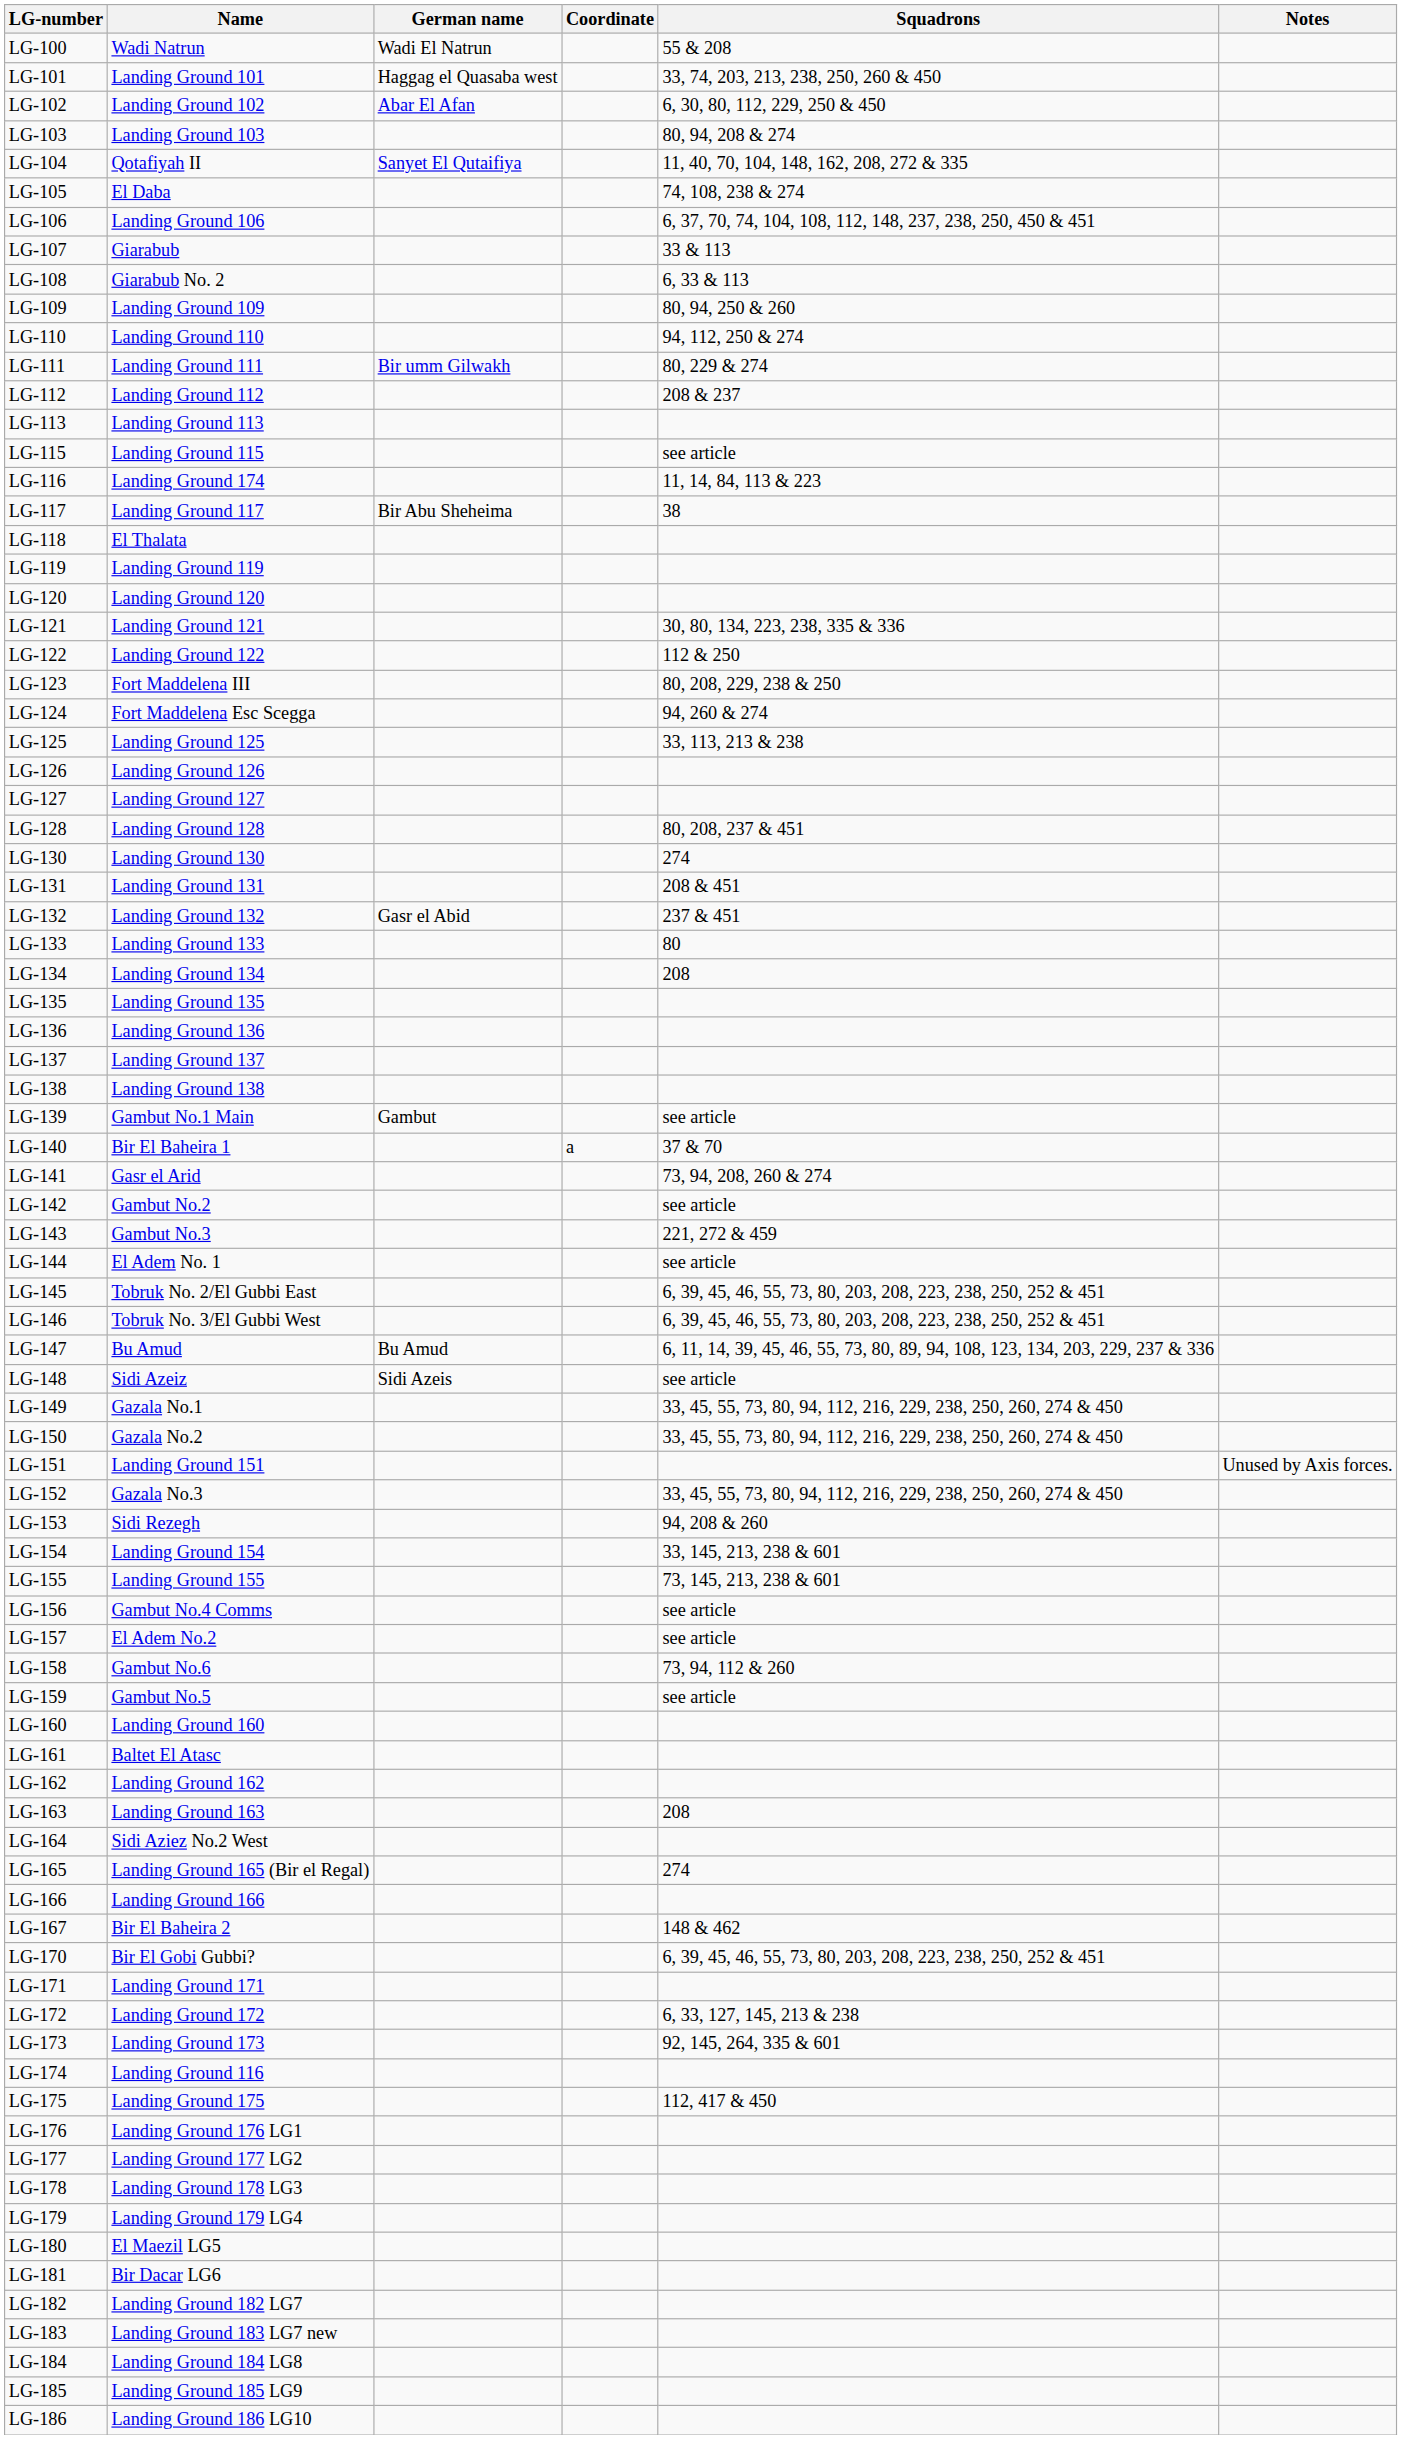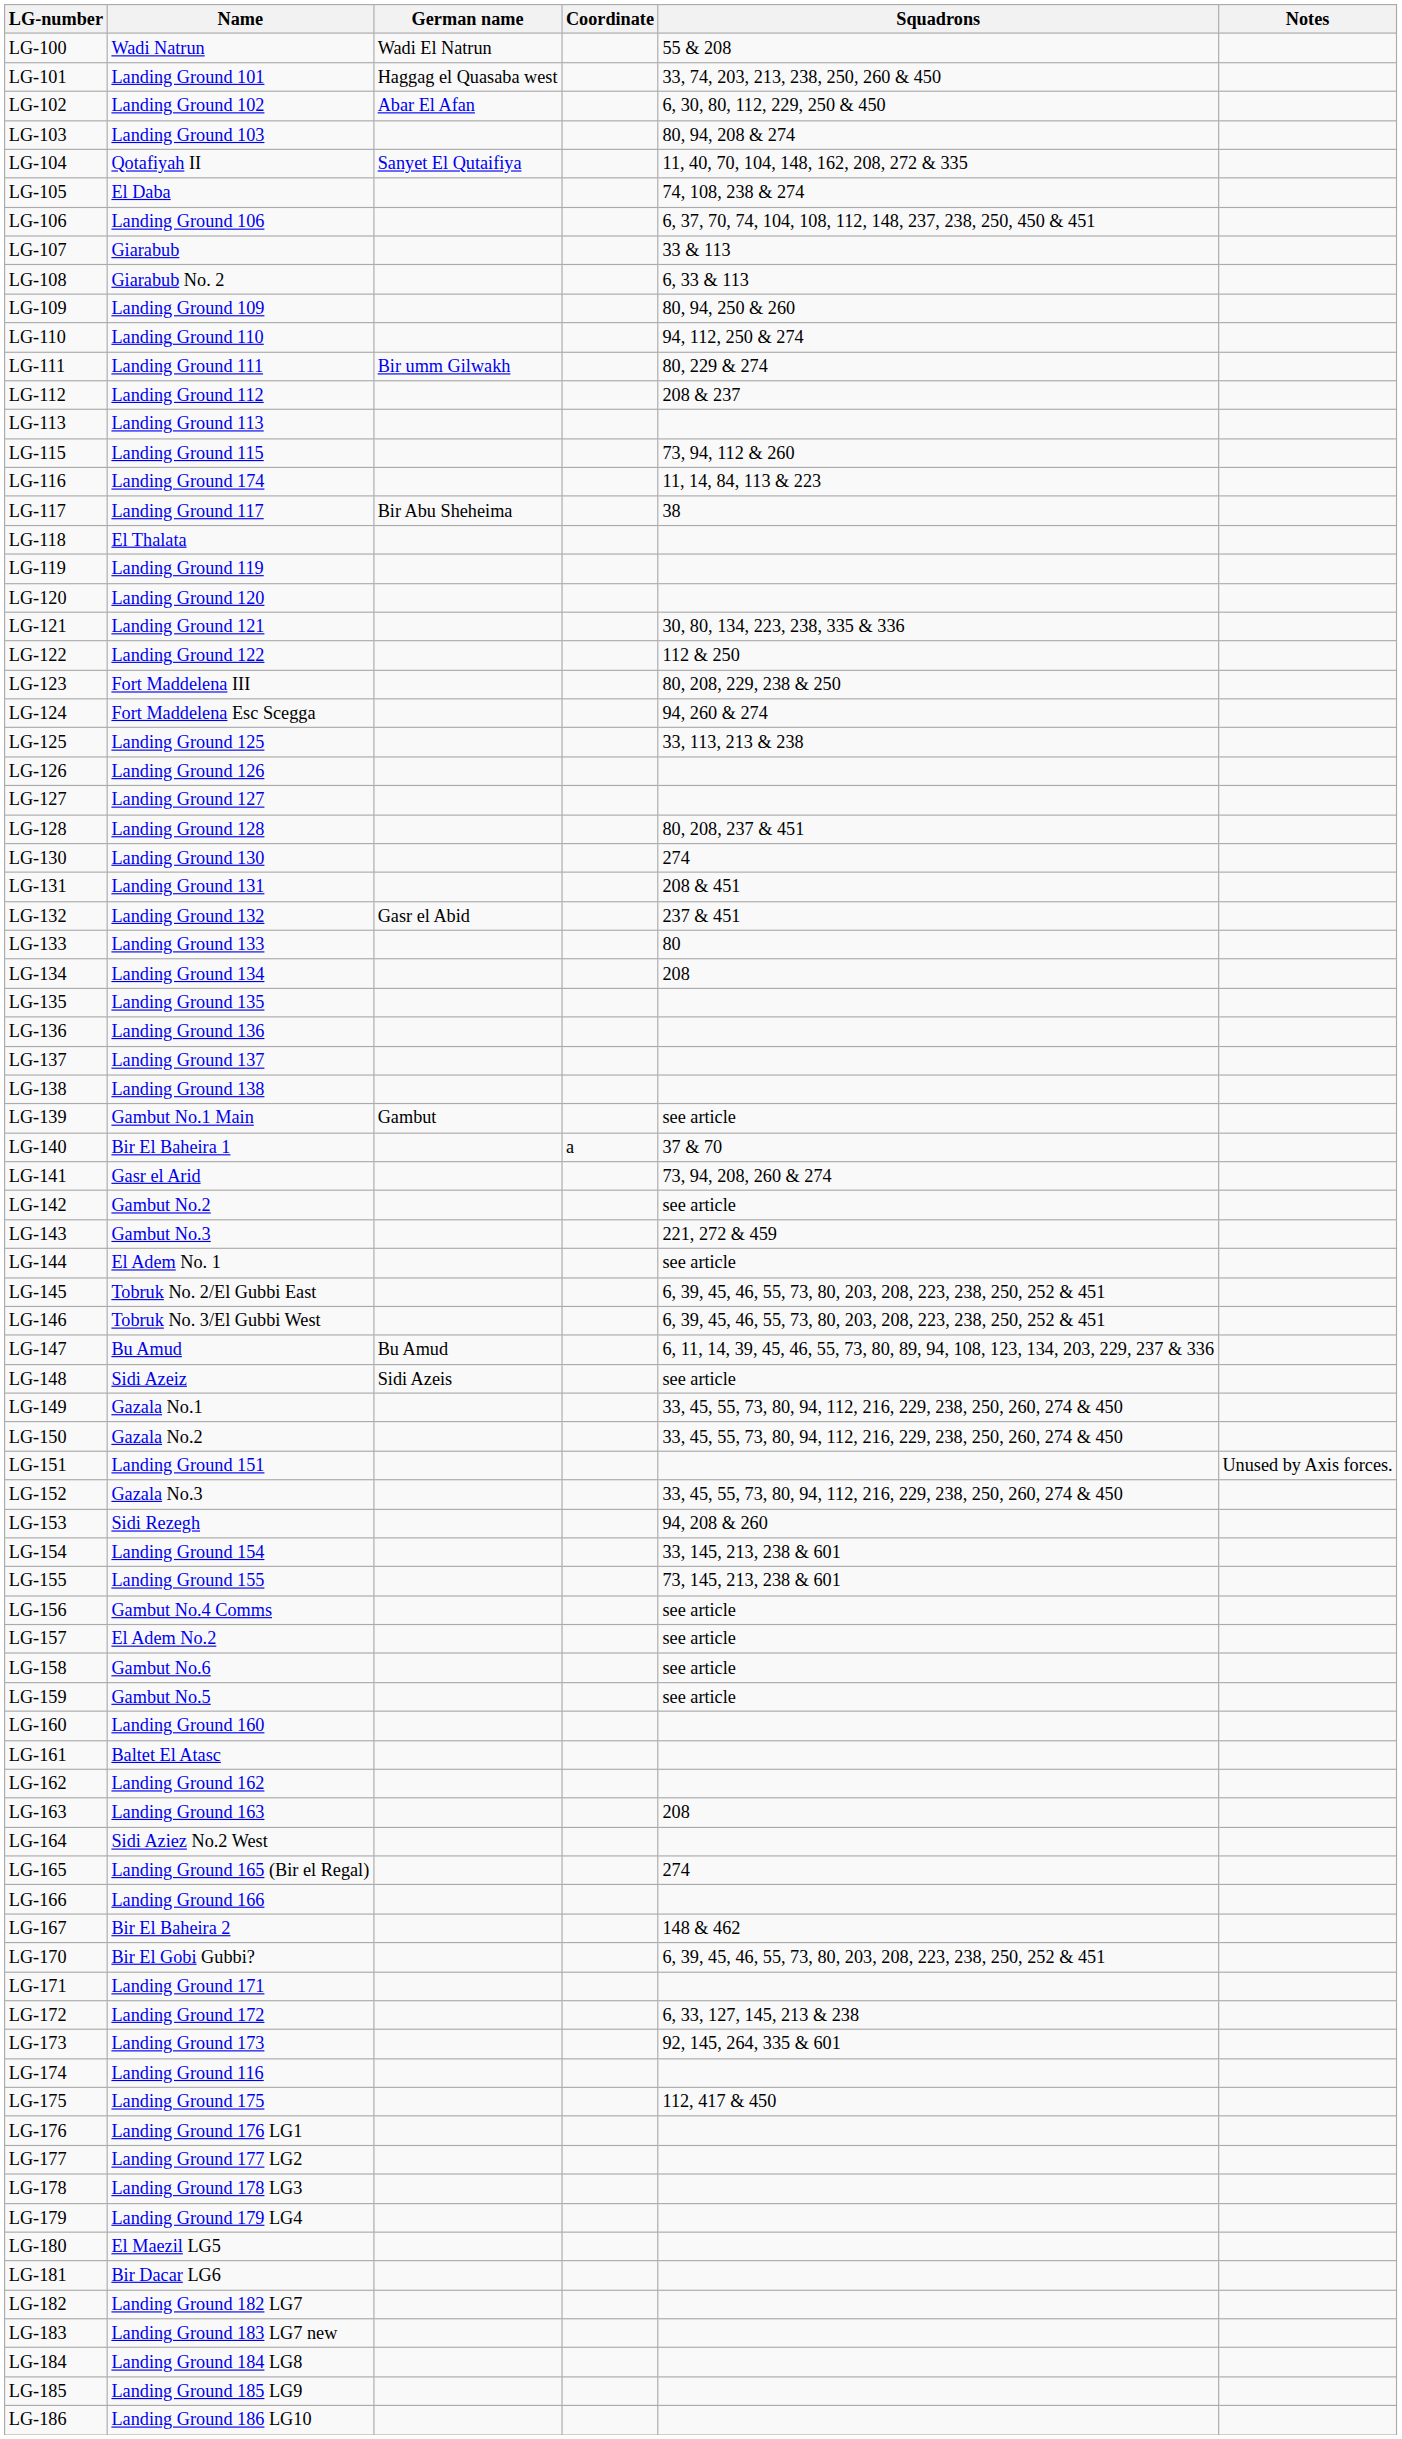(699, 452) see article -> (728, 452) 73, 94, 112 & 260
(728, 1667) 73, 94, 112 & 260 -> (699, 1667) see article
